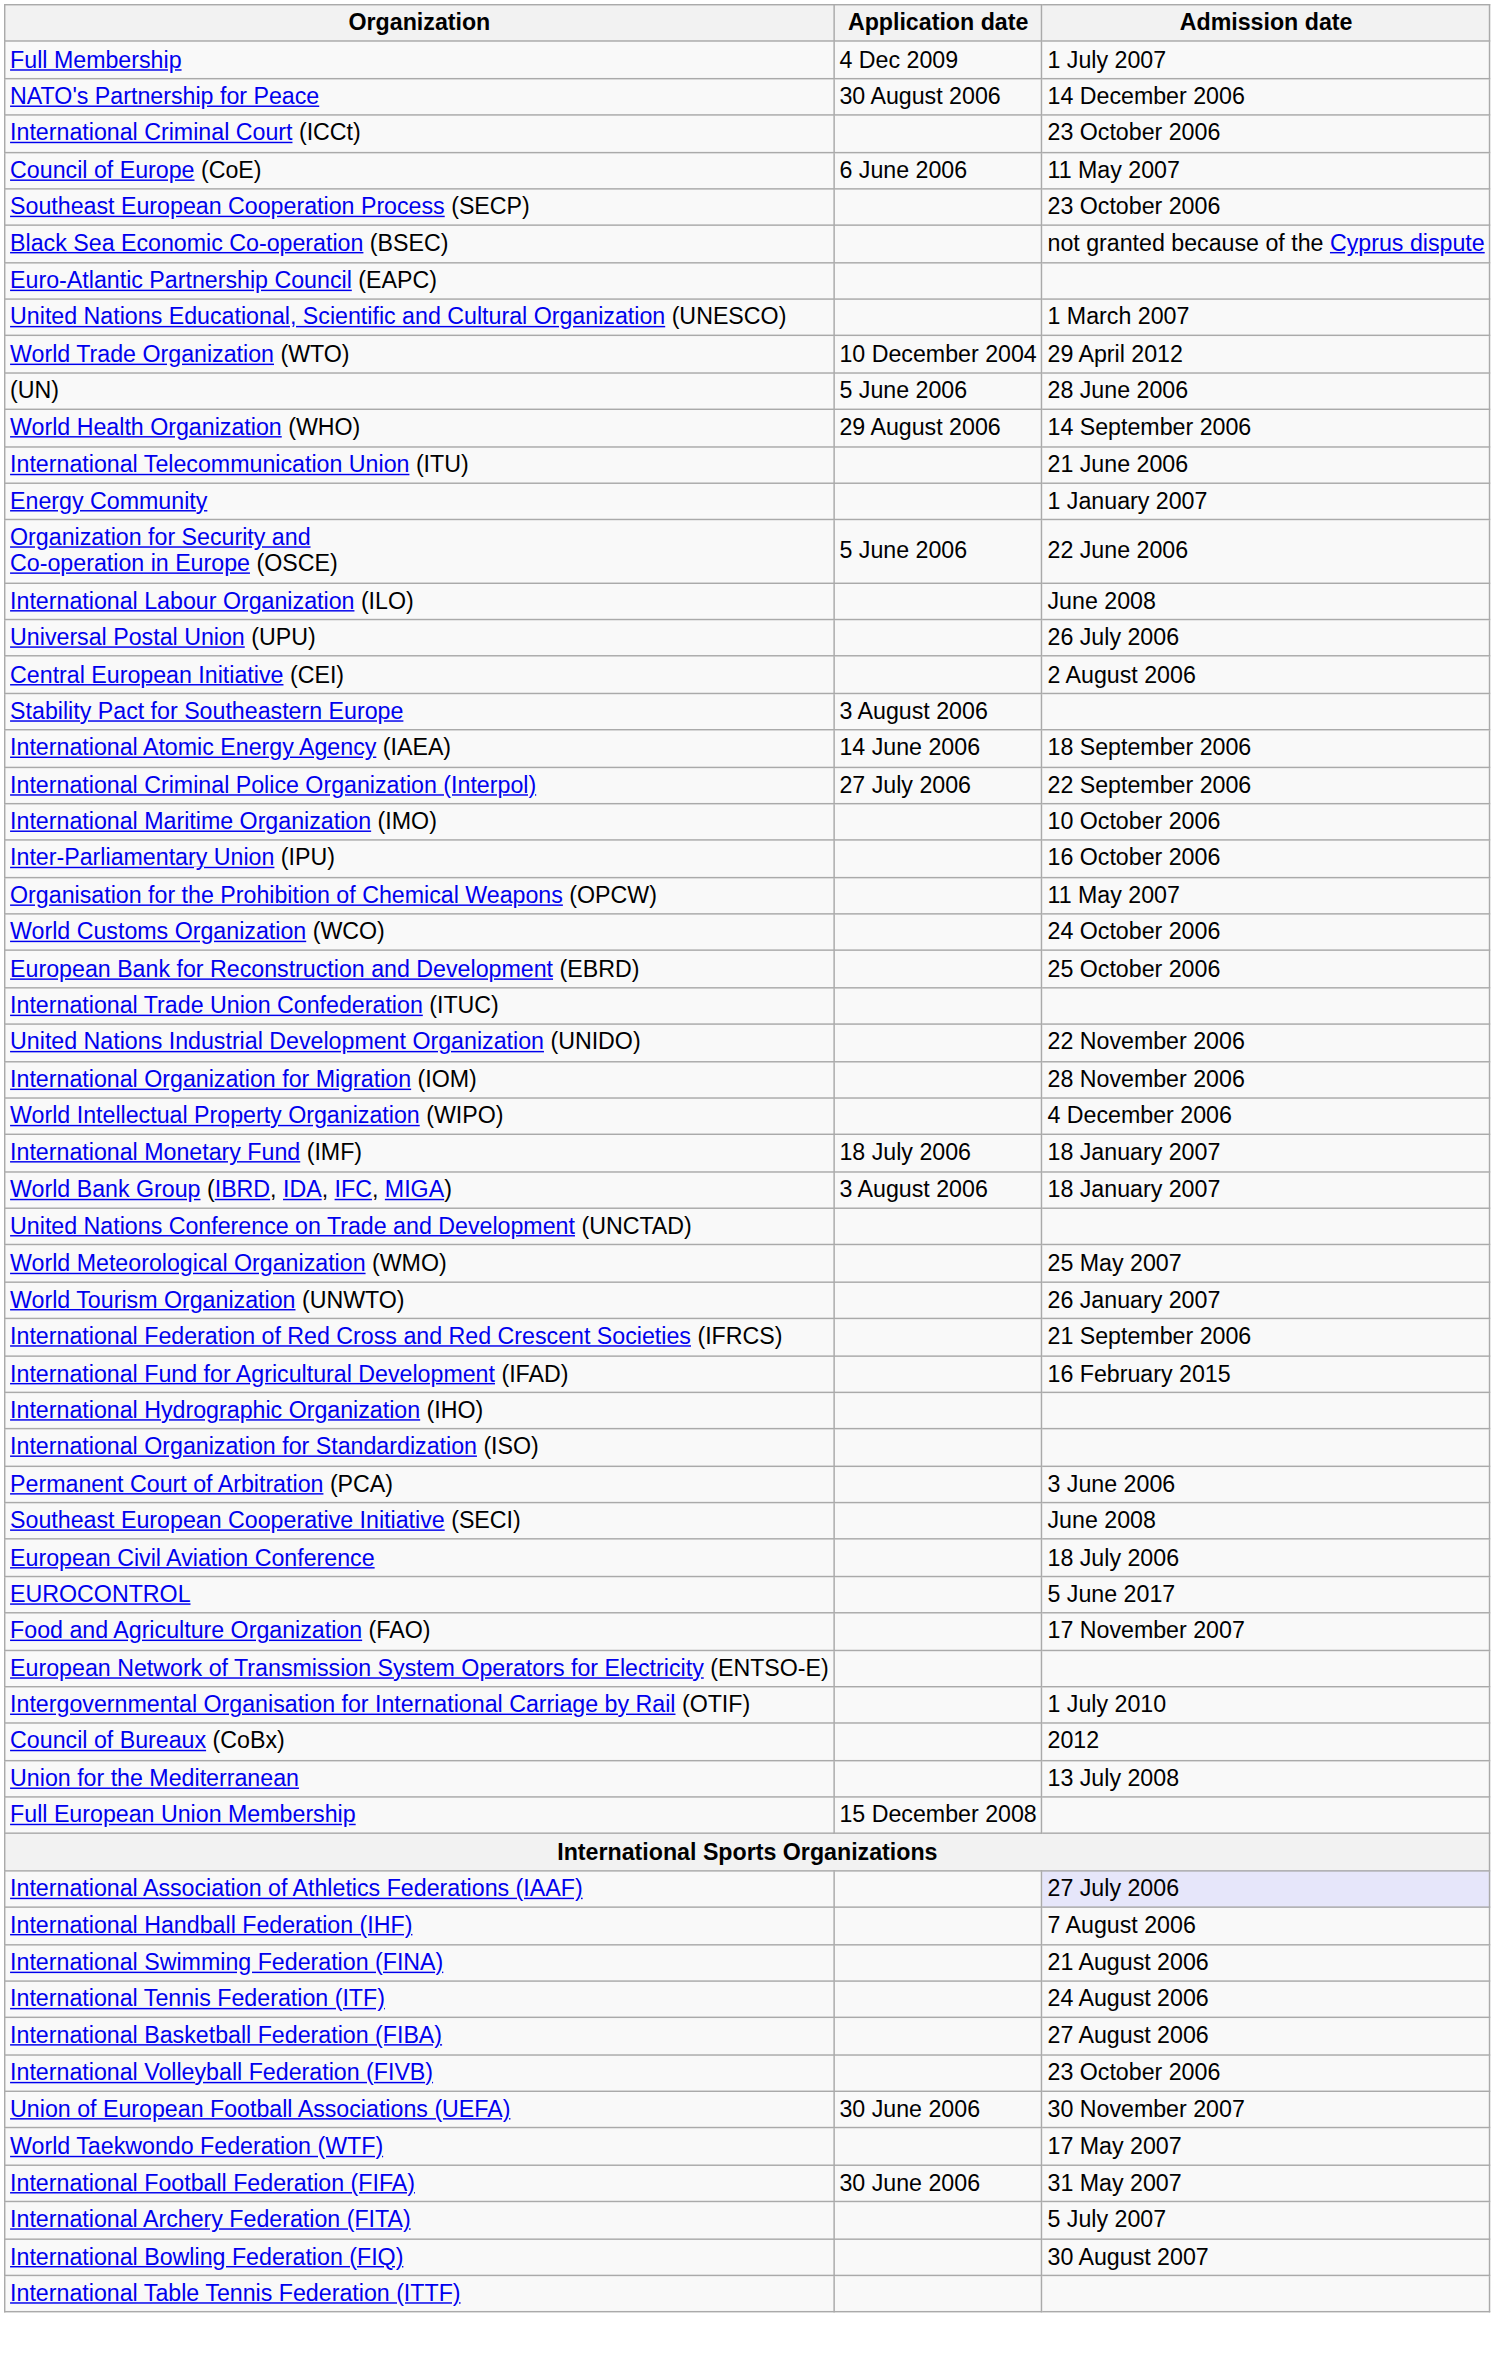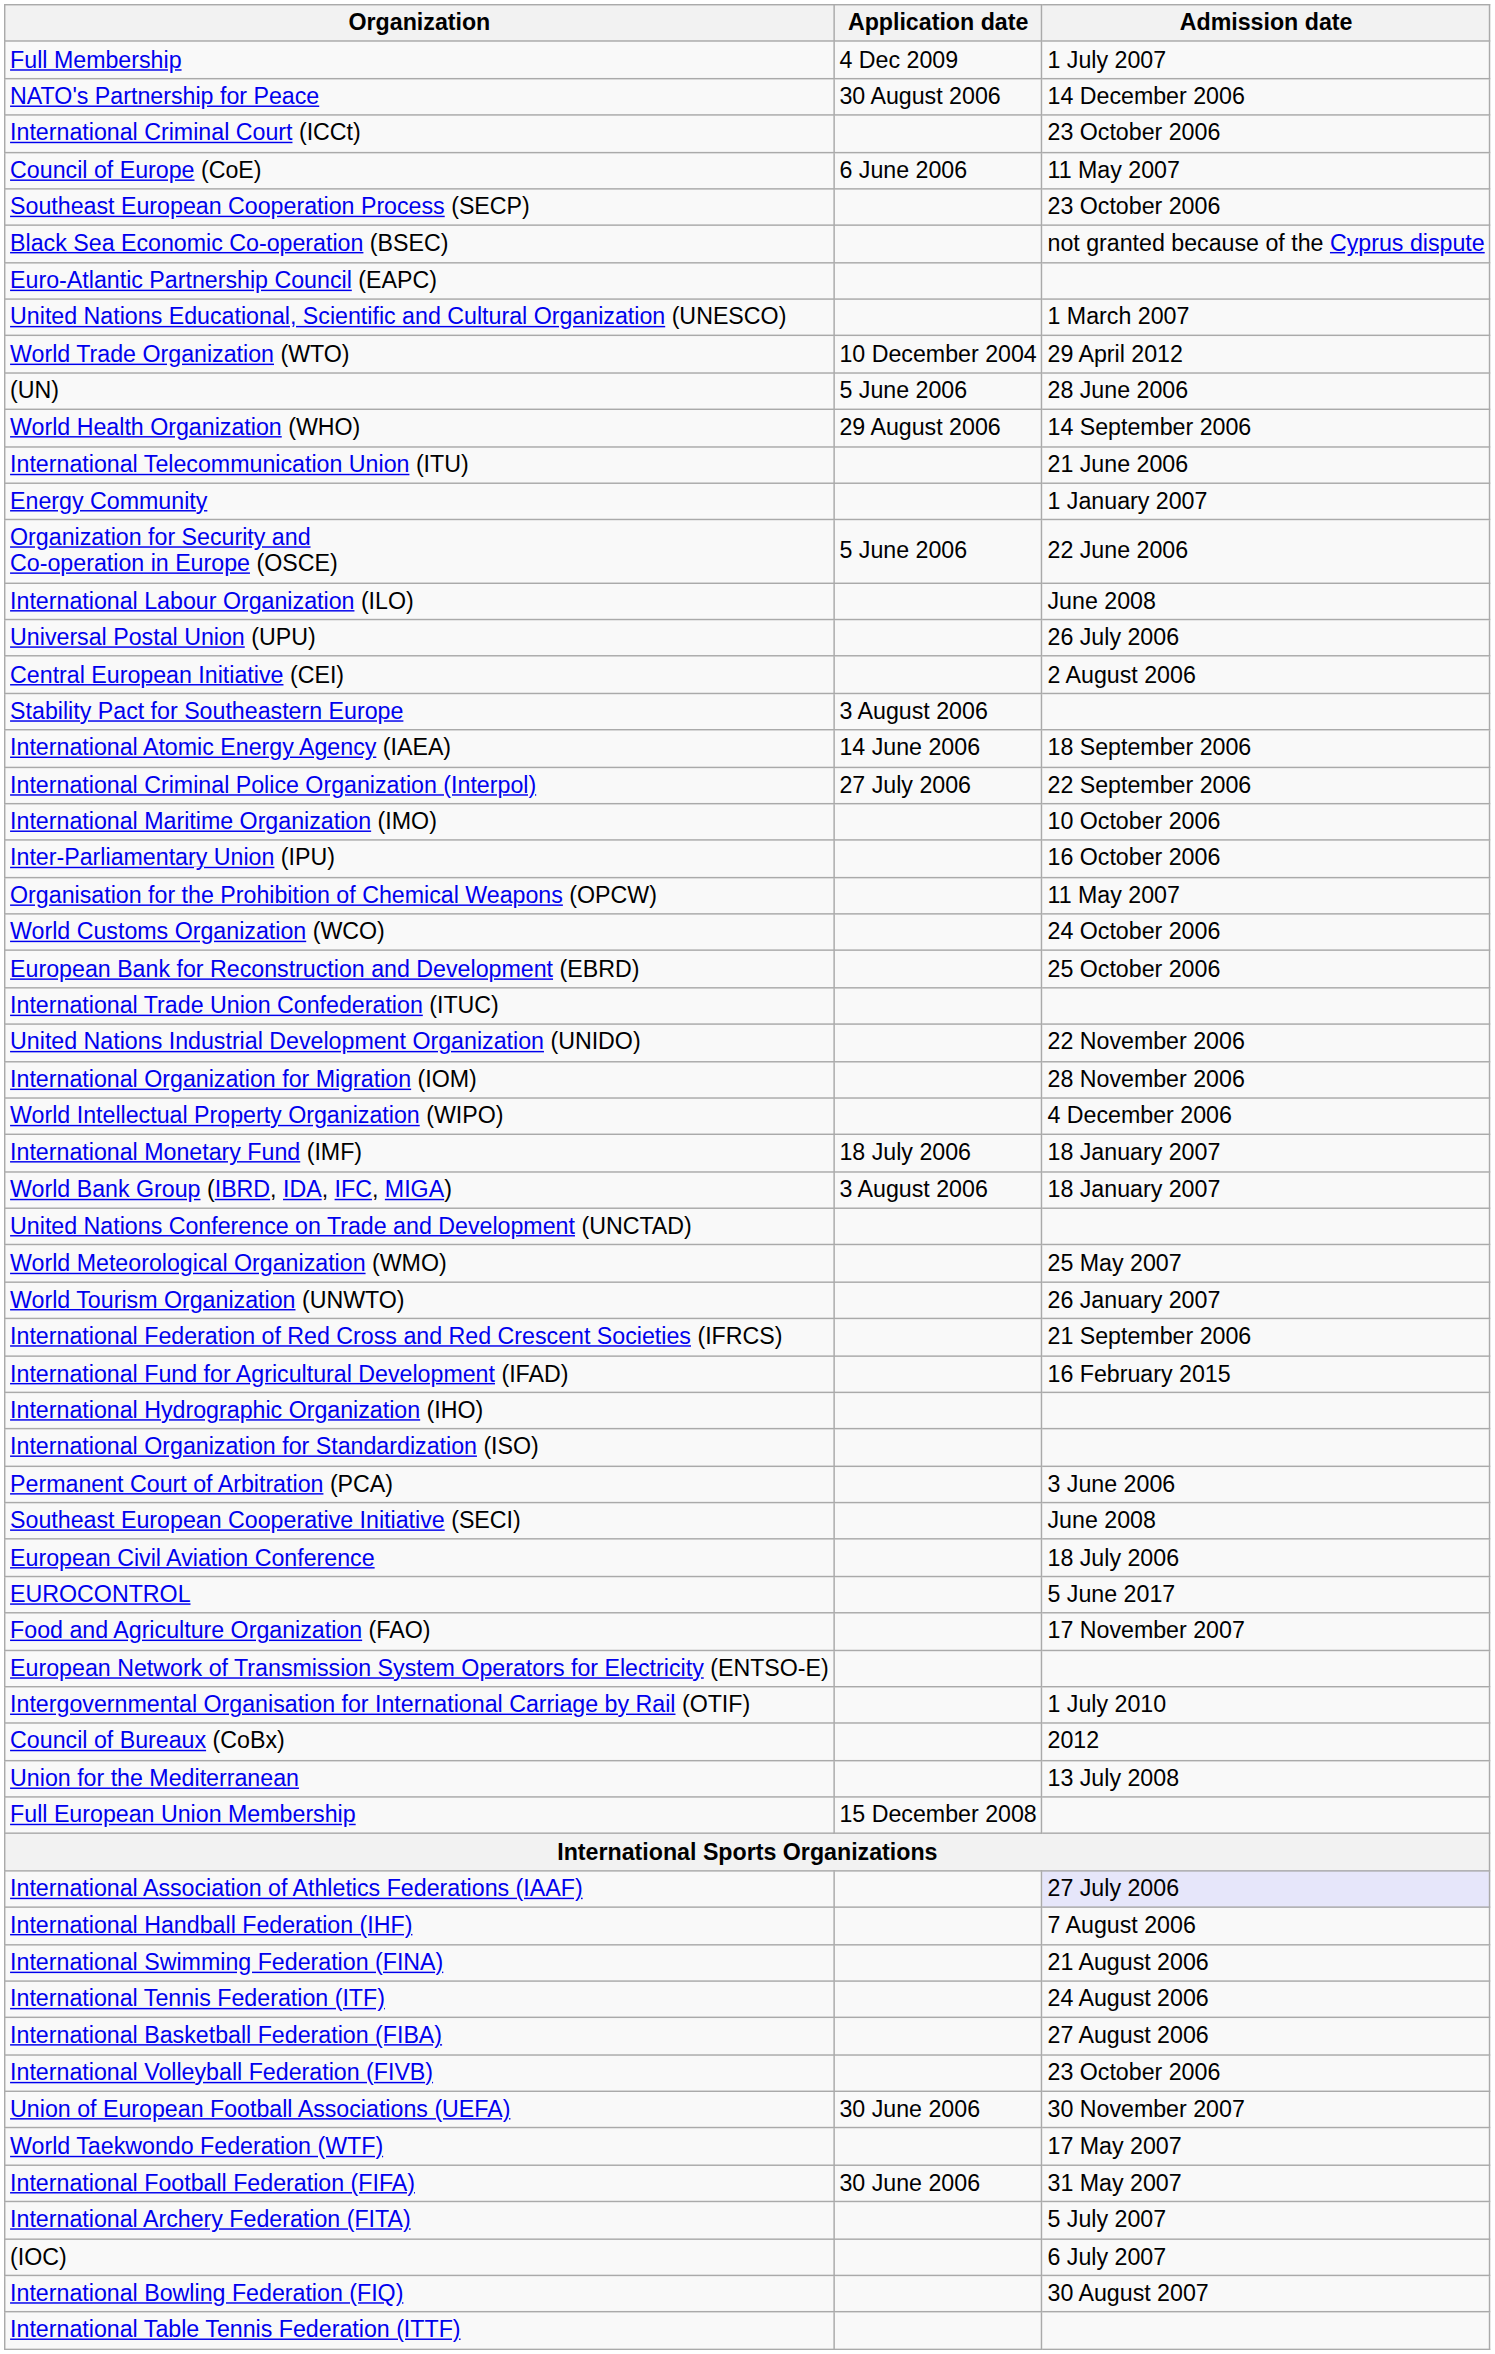+ row: (38, 2256)
